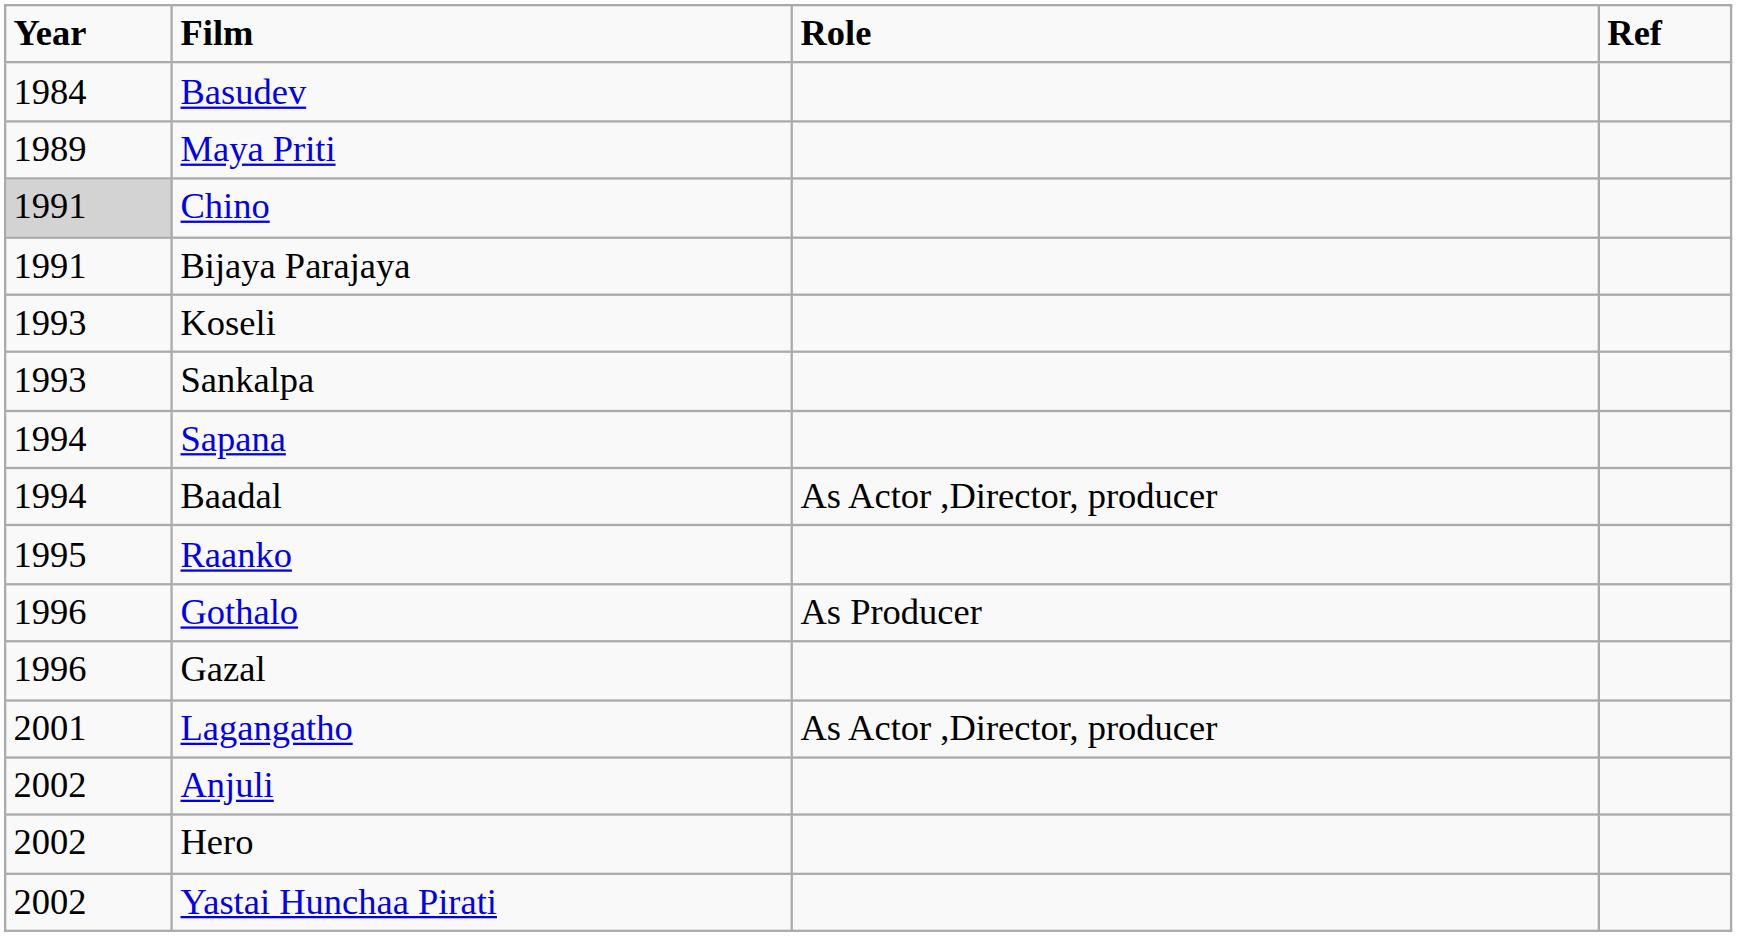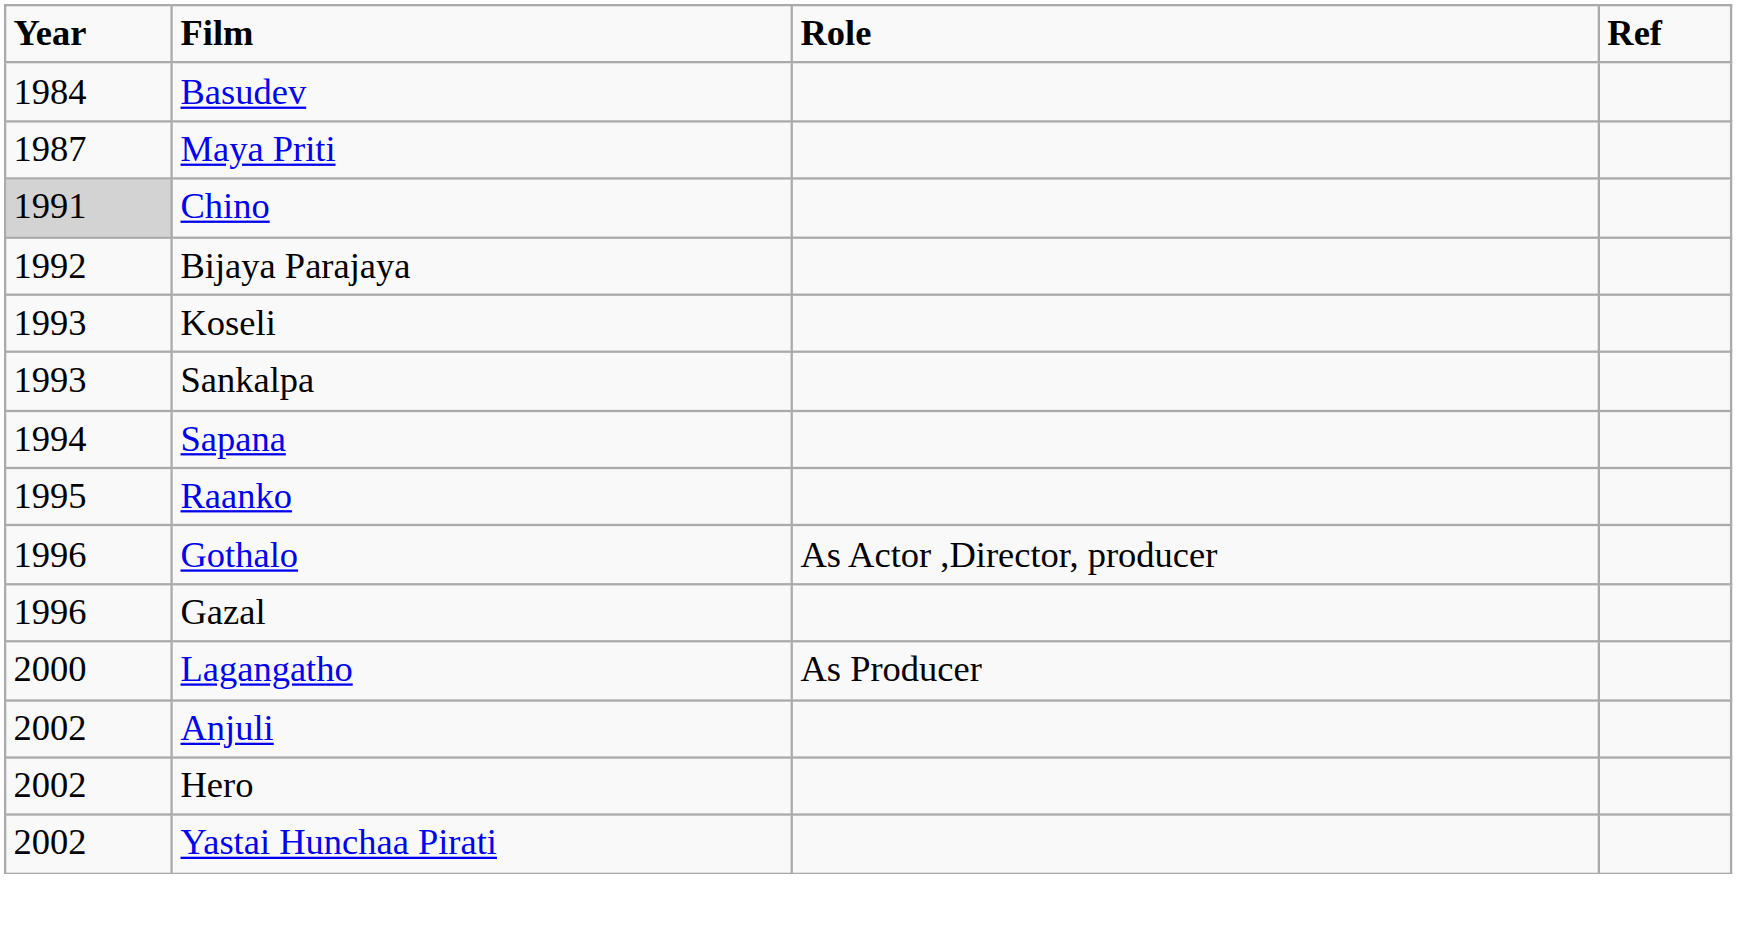(50, 149) 1989 -> (50, 149) 1987
(50, 264) 1991 -> (50, 264) 1992
- row: (231, 496)
(891, 611) As Producer -> (1009, 554) As Actor ,Director, producer
(50, 727) 2001 -> (50, 669) 2000
(1009, 727) As Actor ,Director, producer -> (891, 669) As Producer
